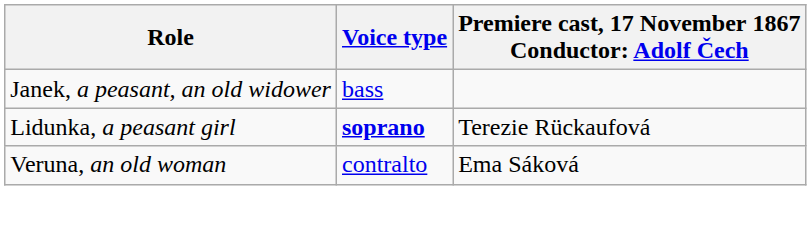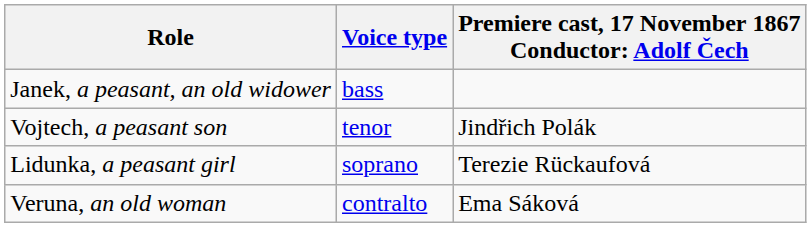+ row: (119, 126)
(383, 126) bold -> (380, 164) normal
